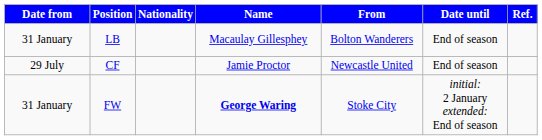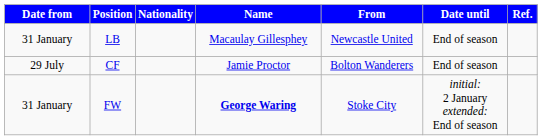(372, 40) Bolton Wanderers -> (372, 40) Newcastle United
(372, 65) Newcastle United -> (372, 65) Bolton Wanderers
